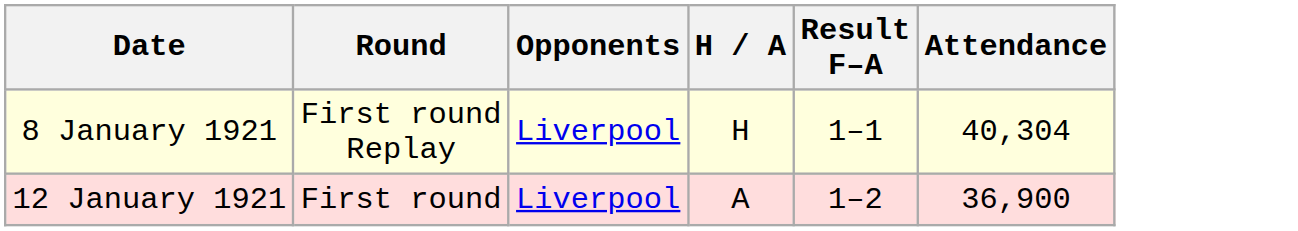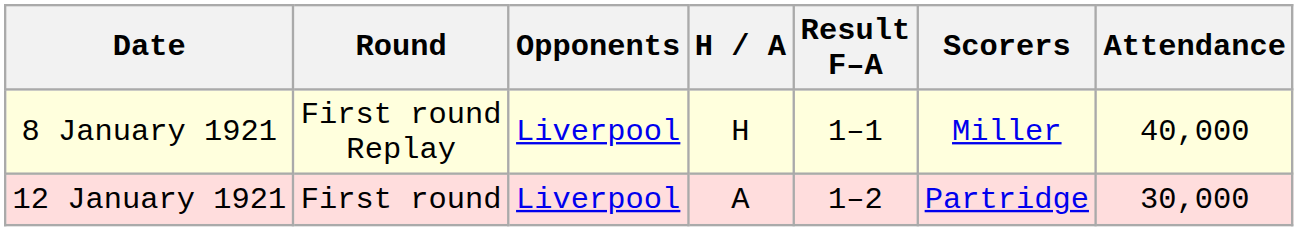+ column: (1007, 48)
(1016, 132) 40,304 -> (1195, 132) 40,000
(1016, 199) 36,900 -> (1195, 199) 30,000
